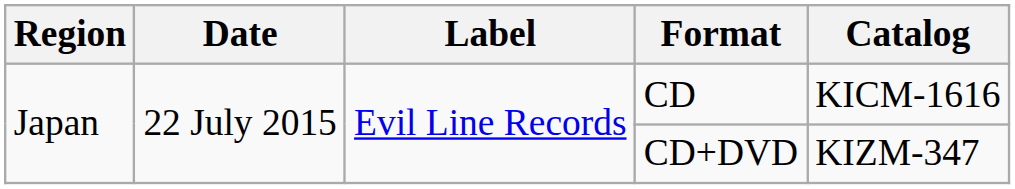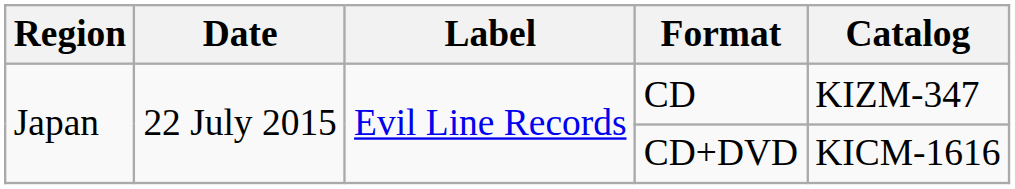(908, 93) KICM-1616 -> (897, 93) KIZM-347
(897, 152) KIZM-347 -> (908, 152) KICM-1616
